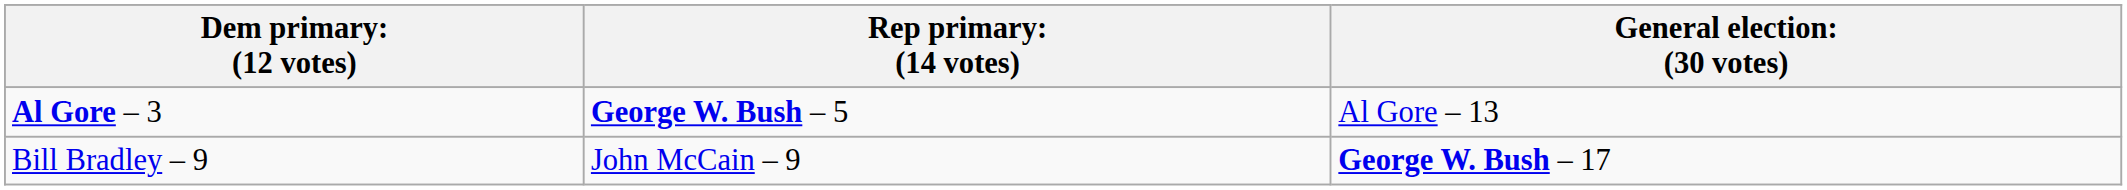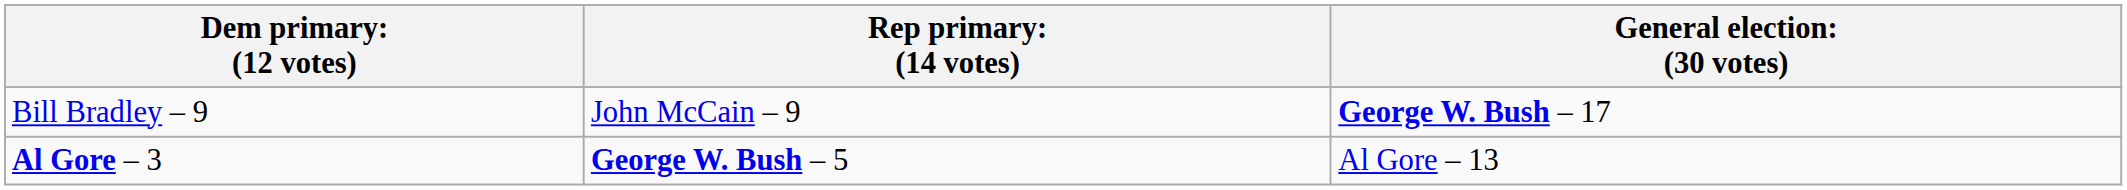rows swapped: (110, 160) <-> (87, 111)
